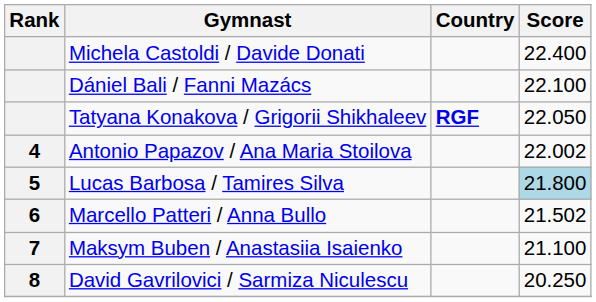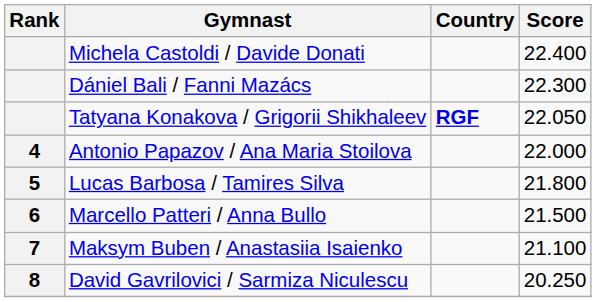(555, 85) 22.100 -> (555, 85) 22.300
(555, 150) 22.002 -> (555, 150) 22.000
(555, 183) lightblue background -> (555, 183) no background
(555, 215) 21.502 -> (555, 215) 21.500
